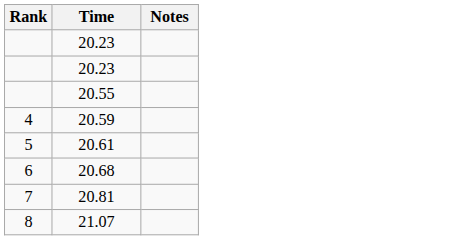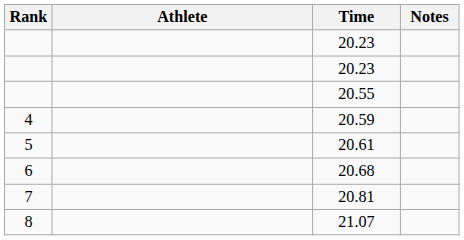+ column: (182, 17)
